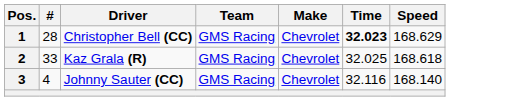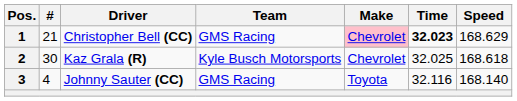(50, 37) 28 -> (50, 37) 21
(310, 37) no background -> (376, 37) pink background
(50, 58) 33 -> (50, 58) 30
(237, 58) GMS Racing -> (270, 58) Kyle Busch Motorsports
(310, 80) Chevrolet -> (367, 80) Toyota
